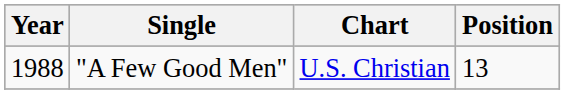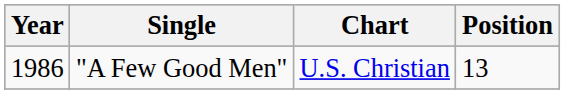(37, 67) 1988 -> (37, 67) 1986
